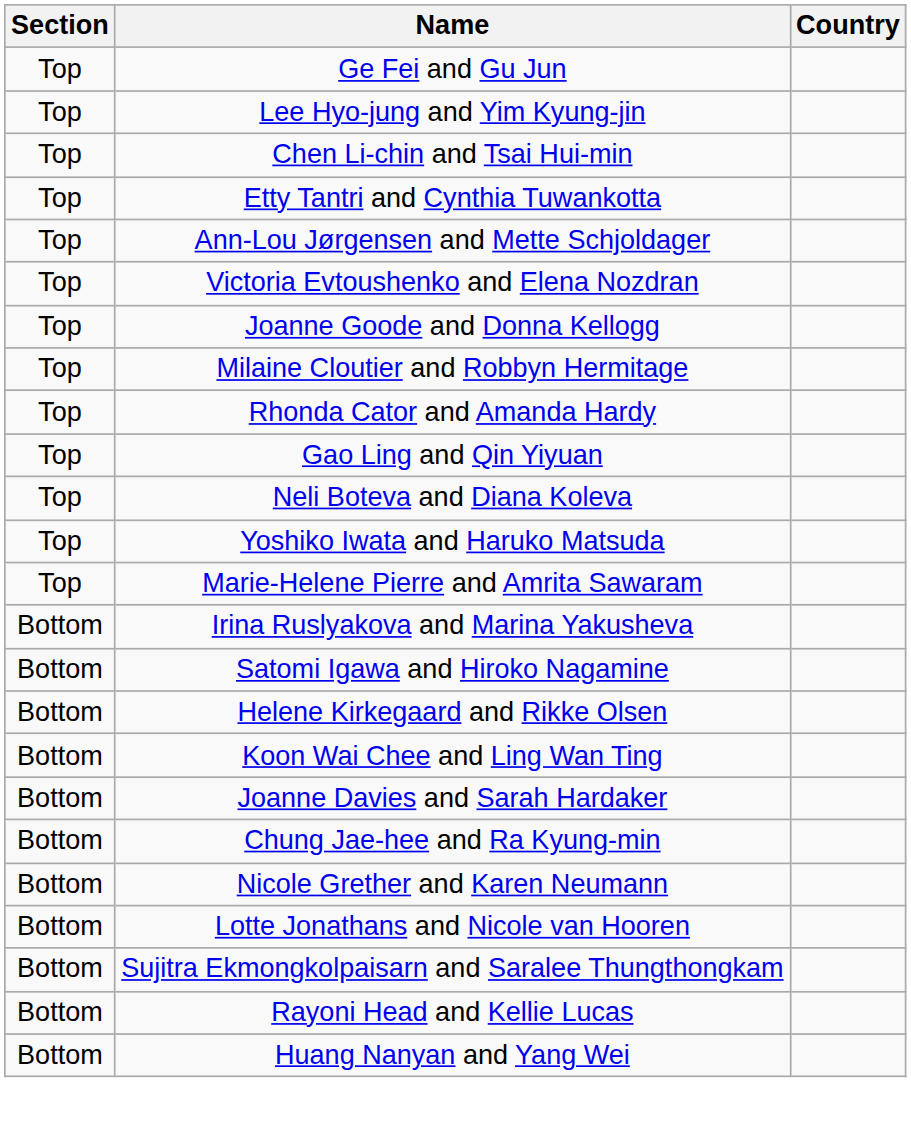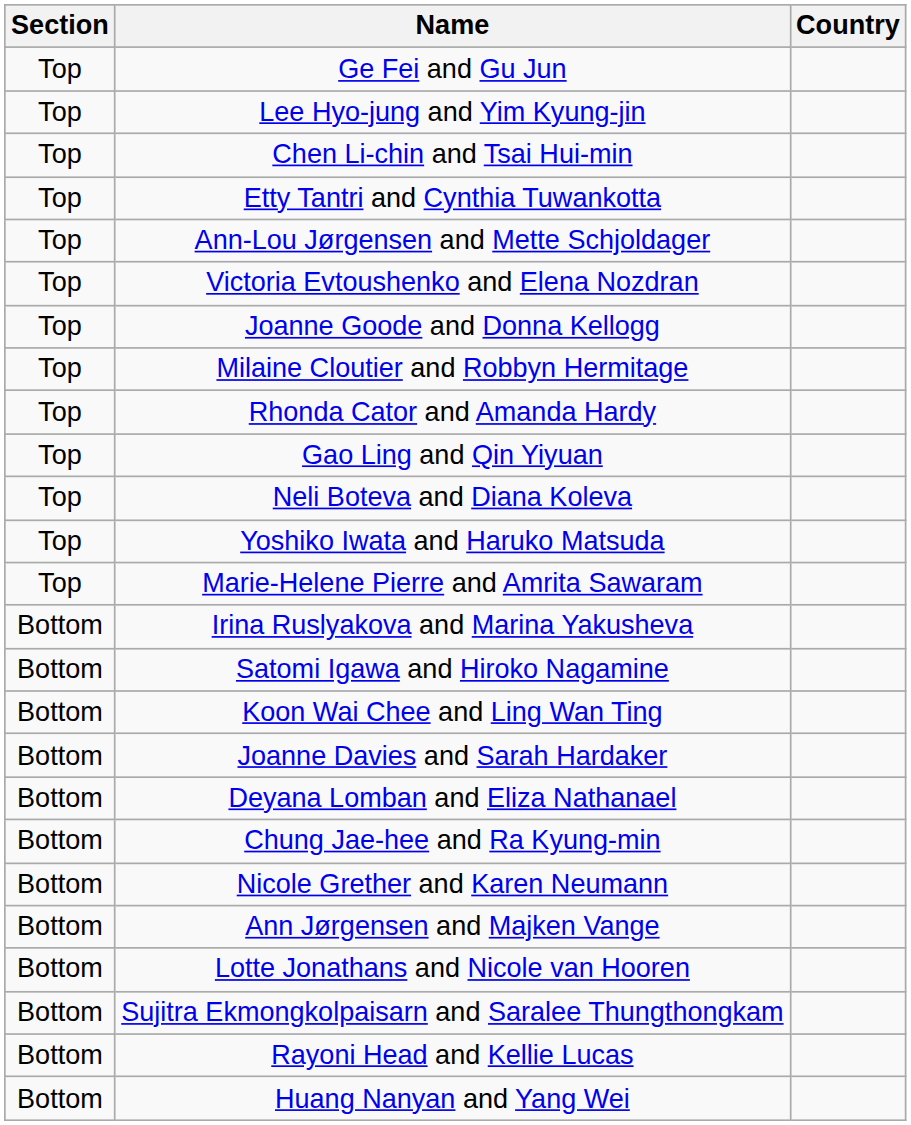- row: (452, 712)
+ row: (452, 797)
+ row: (452, 926)
